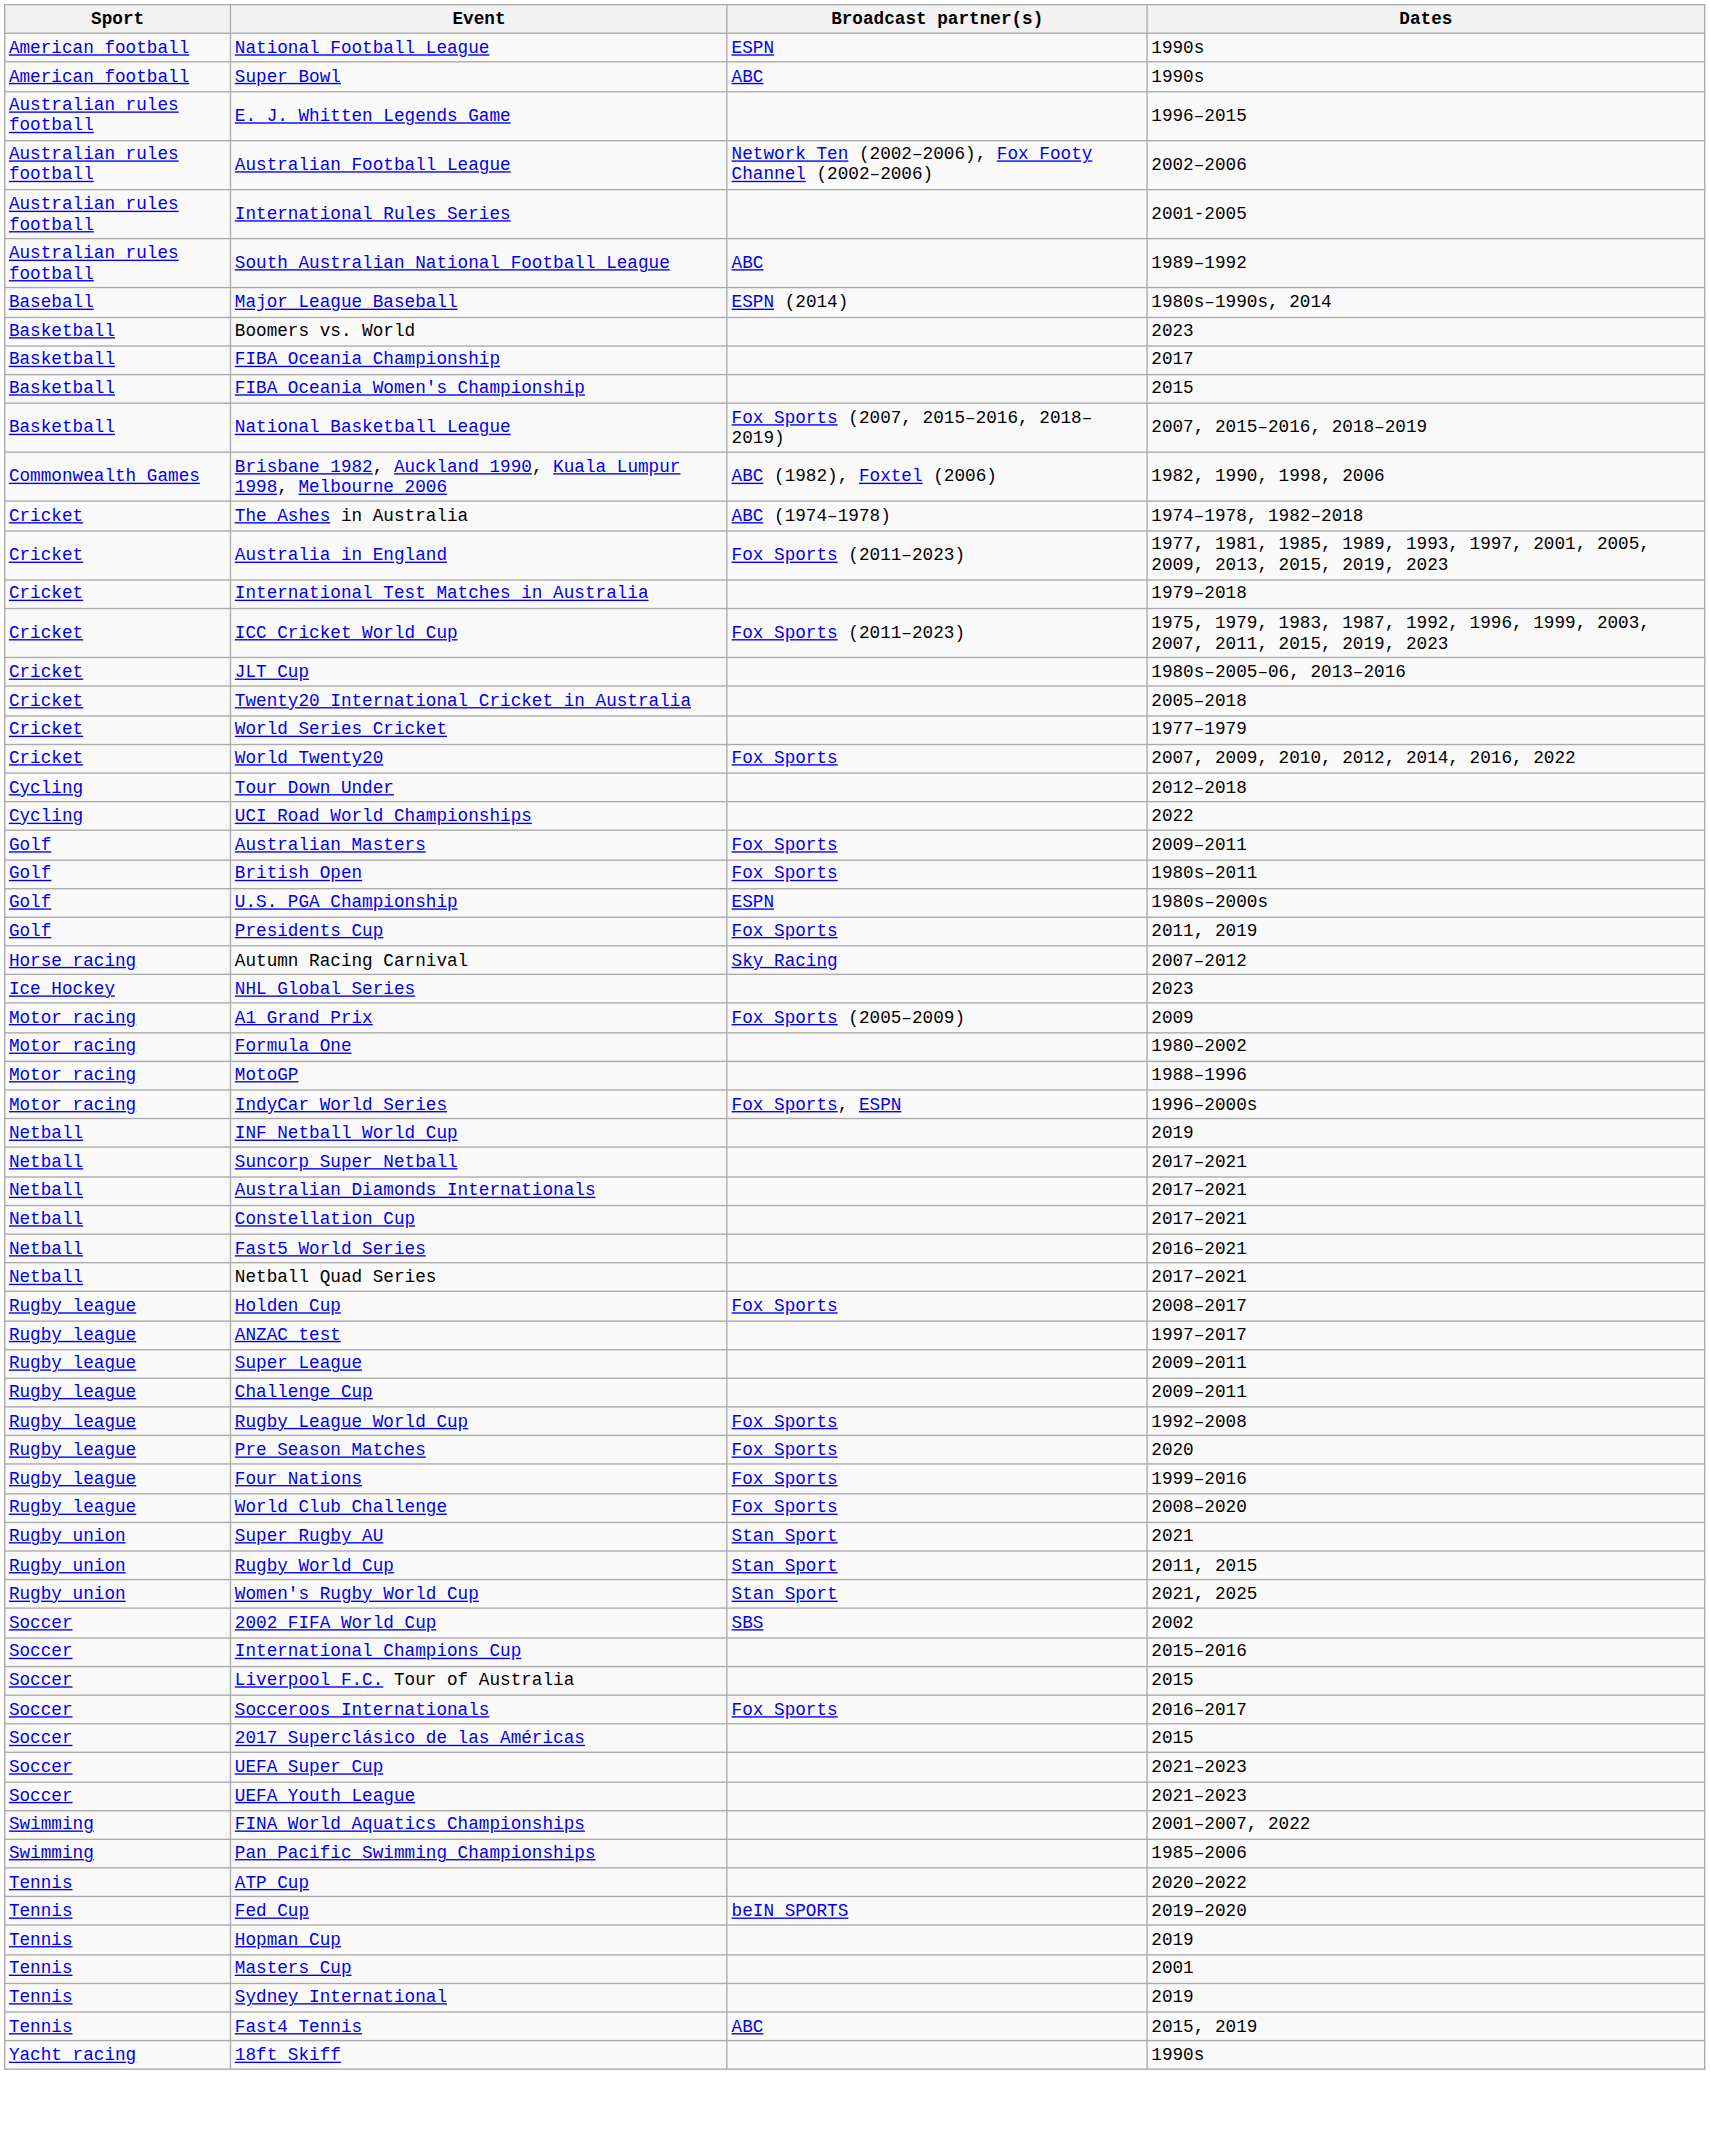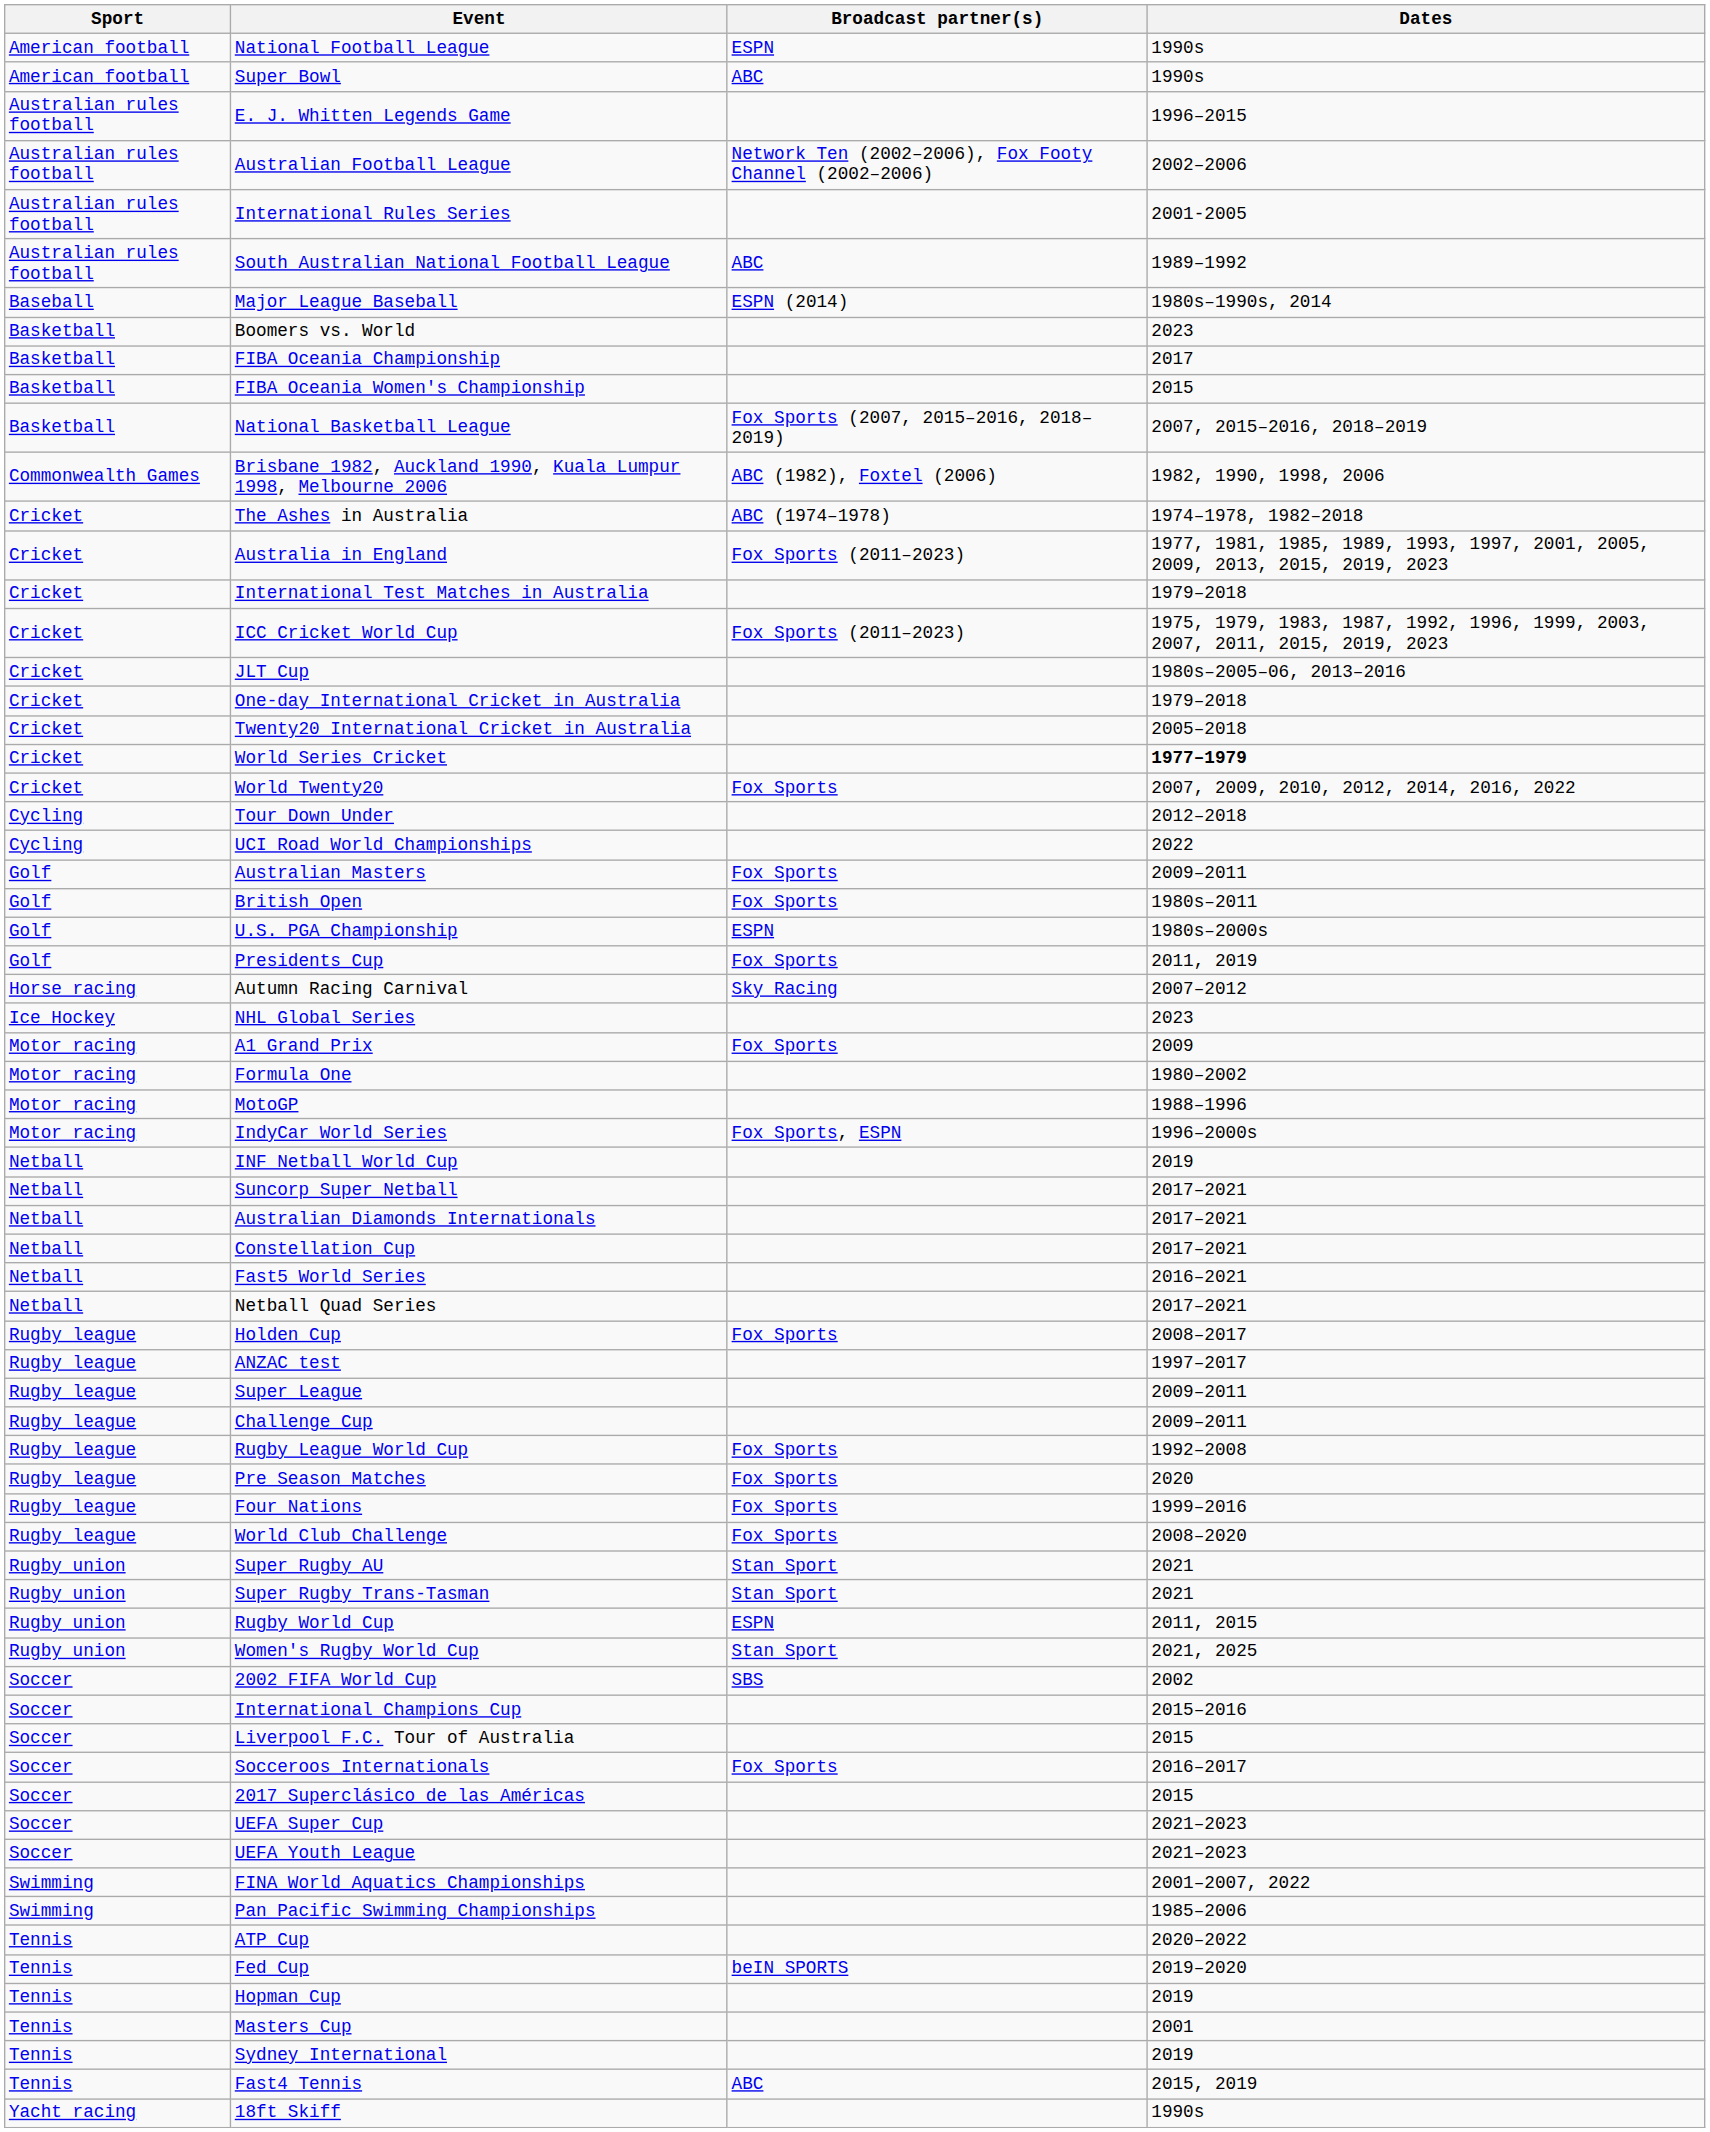+ row: (458, 701)
(1199, 730) normal -> (1199, 759) bold
(848, 1018) Fox Sports (2005–2009) -> (785, 1047) Fox Sports
+ row: (362, 1594)
(785, 1565) Stan Sport -> (753, 1623) ESPN
